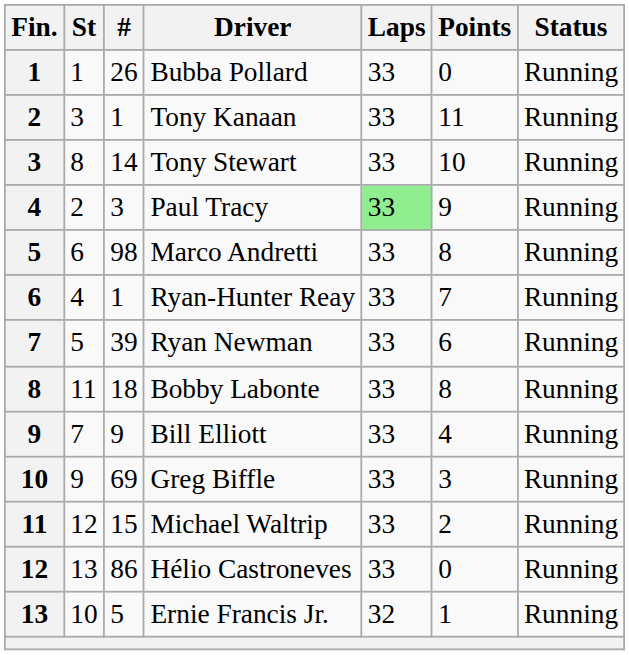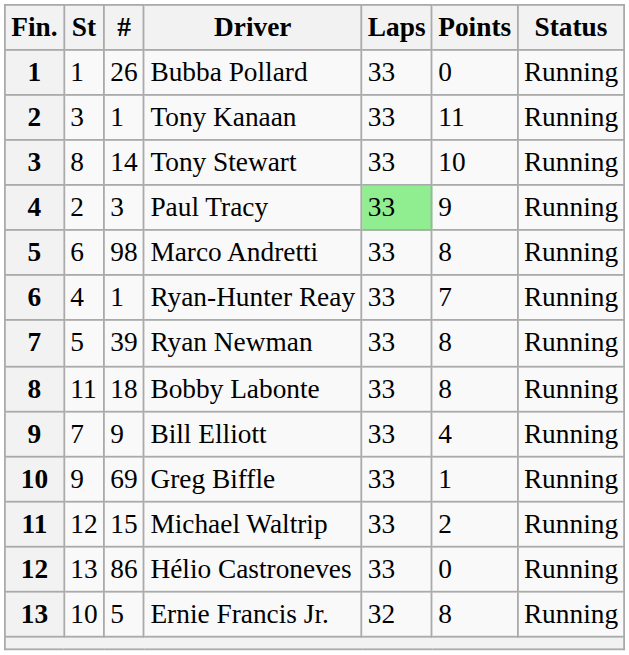(445, 343) 6 -> (445, 343) 8
(445, 478) 3 -> (445, 478) 1
(445, 613) 1 -> (445, 613) 8
